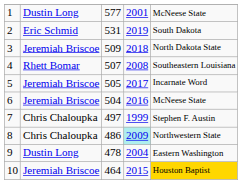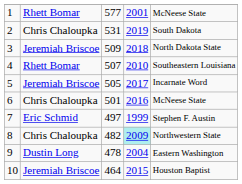(51, 13) Dustin Long -> (51, 13) Rhett Bomar
(50, 30) Eric Schmid -> (60, 30) Chris Chaloupka
(137, 65) 2008 -> (137, 65) 2010
(61, 100) Jeremiah Briscoe -> (60, 100) Chris Chaloupka
(113, 100) 504 -> (113, 100) 501
(60, 118) Chris Chaloupka -> (50, 118) Eric Schmid
(113, 135) 486 -> (113, 135) 482
(181, 170) gold background -> (181, 170) no background
